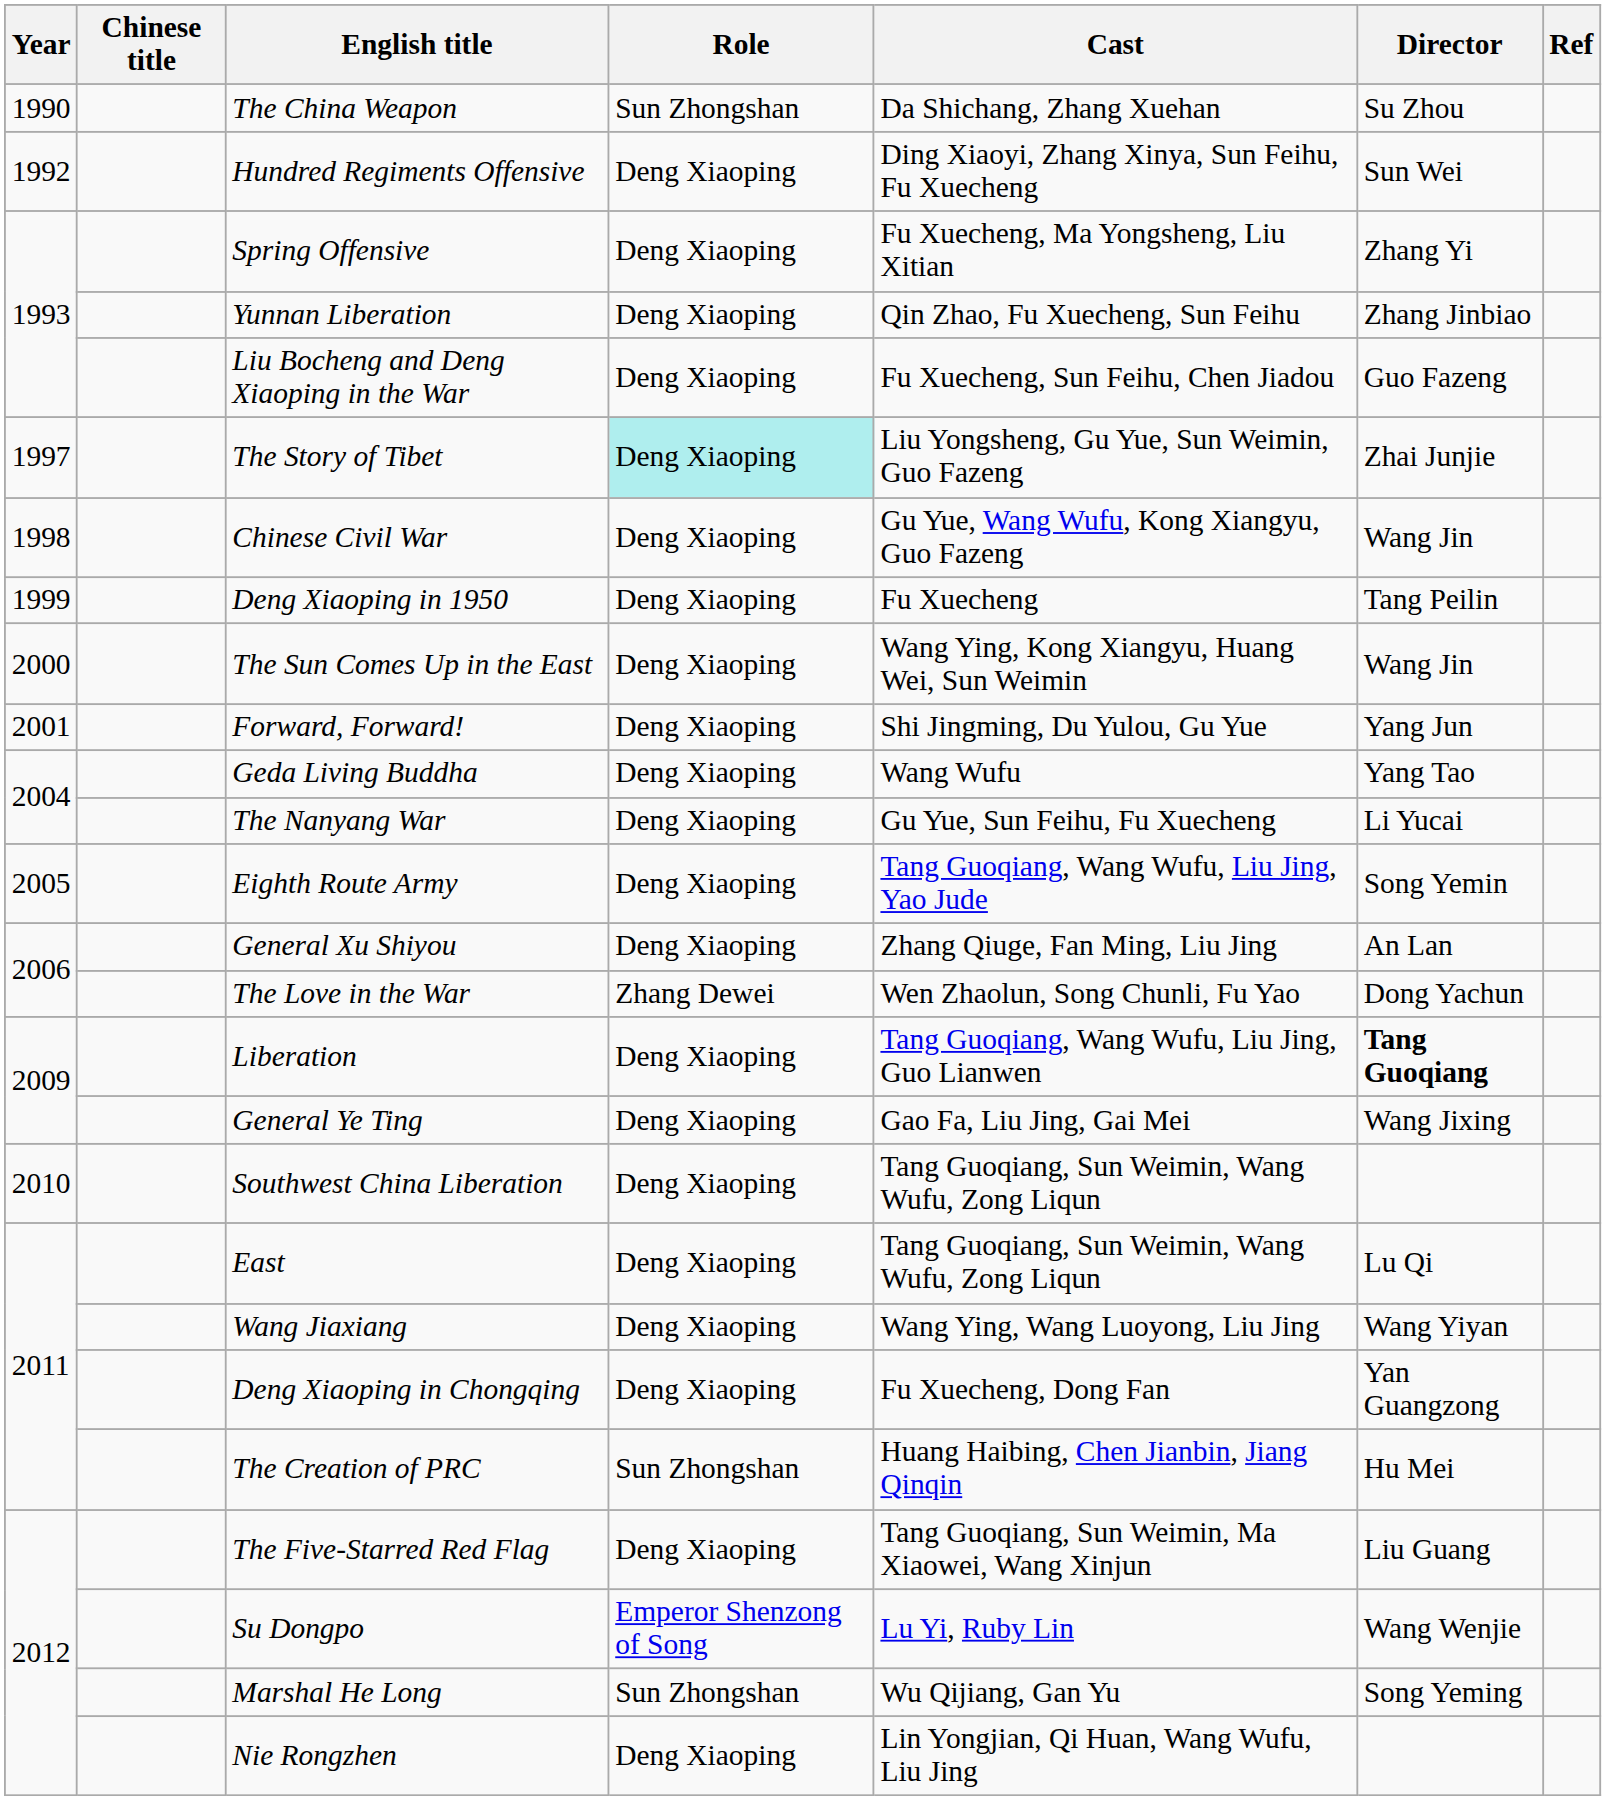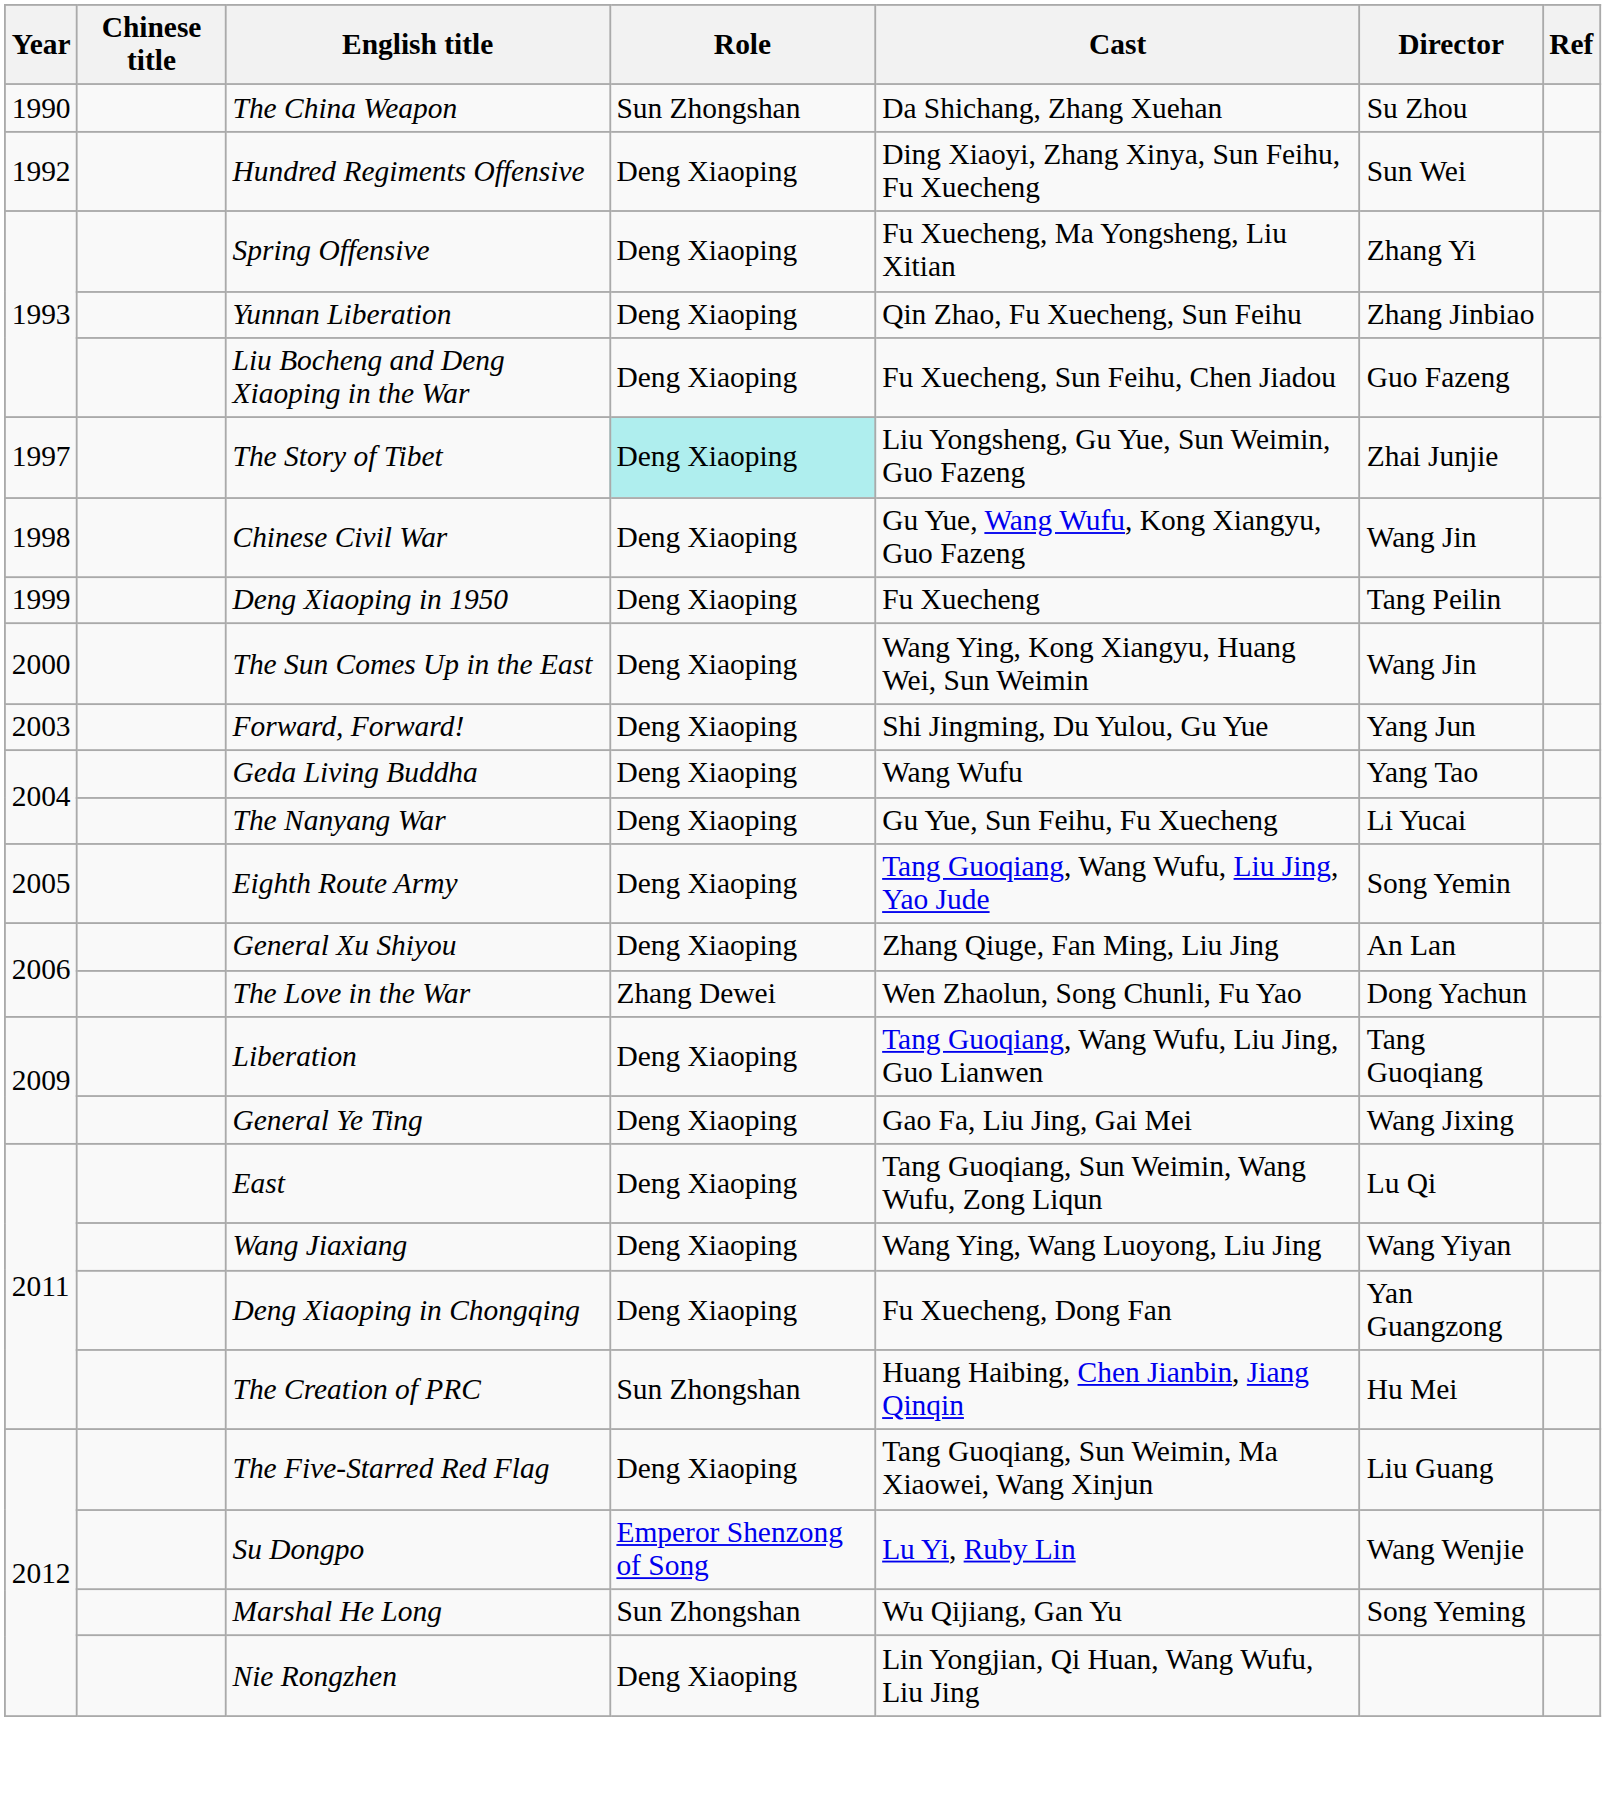(41, 726) 2001 -> (41, 726) 2003
(1426, 1056) bold -> (1425, 1056) normal
- row: (398, 1182)
